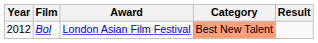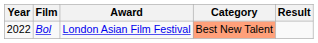(19, 30) 2012 -> (19, 30) 2022
